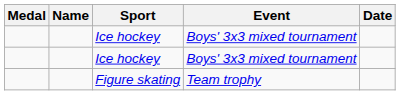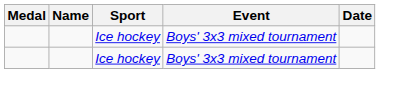- row: (138, 80)
